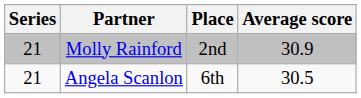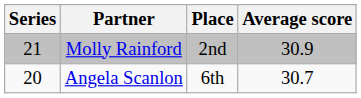(33, 78) 21 -> (33, 78) 20
(297, 78) 30.5 -> (297, 78) 30.7
